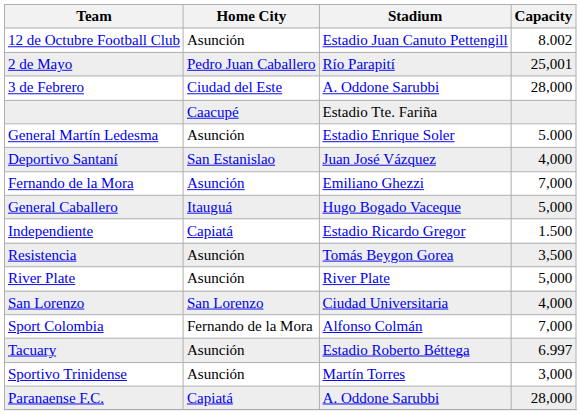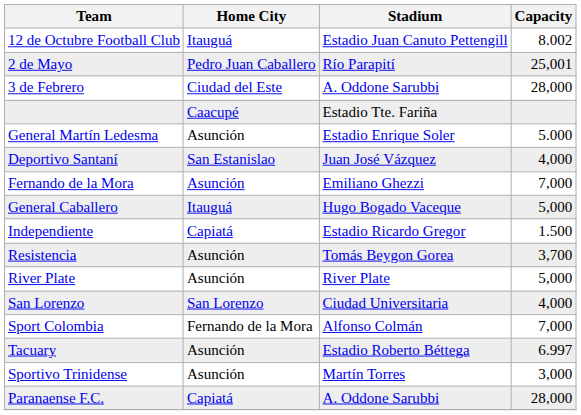(216, 40) Asunción -> (210, 40) Itauguá
(555, 254) 3,500 -> (555, 254) 3,700
